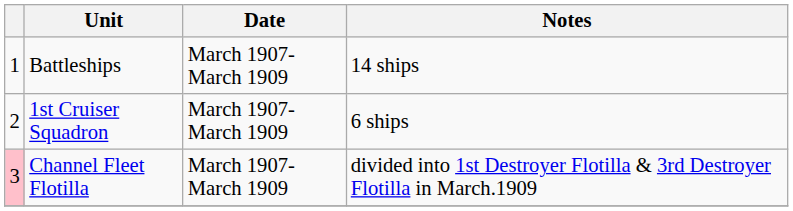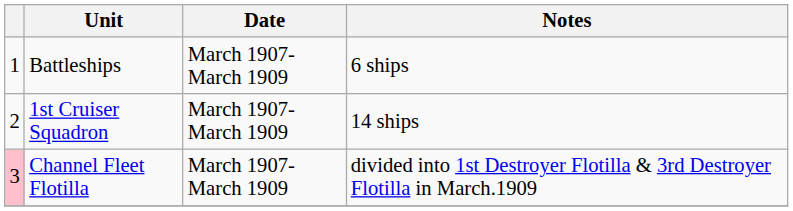(385, 65) 14 ships -> (380, 65) 6 ships
(380, 121) 6 ships -> (385, 121) 14 ships
